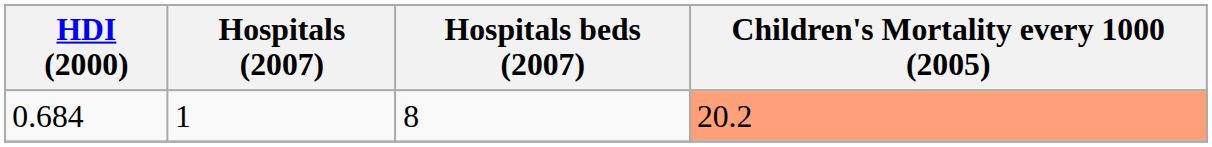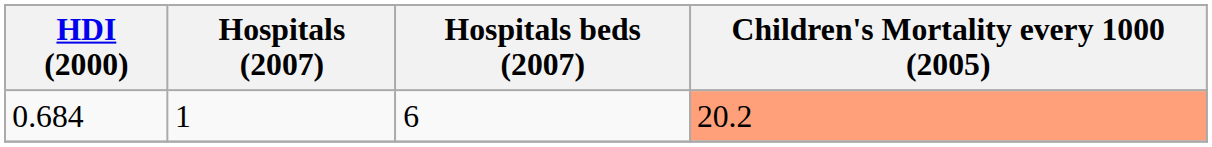(411, 115) 8 -> (411, 115) 6
